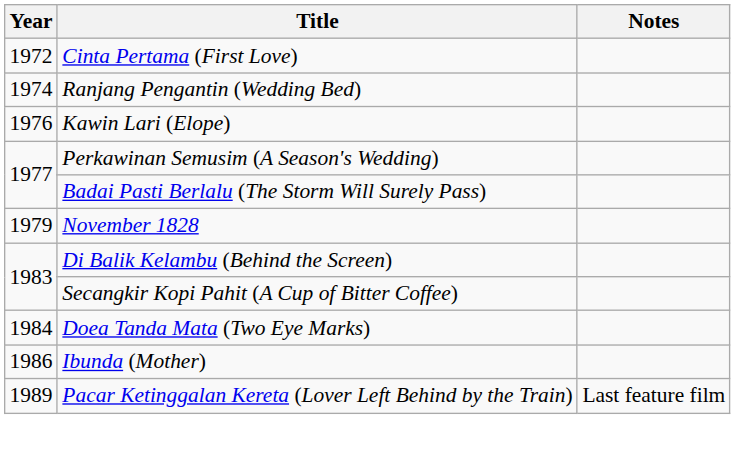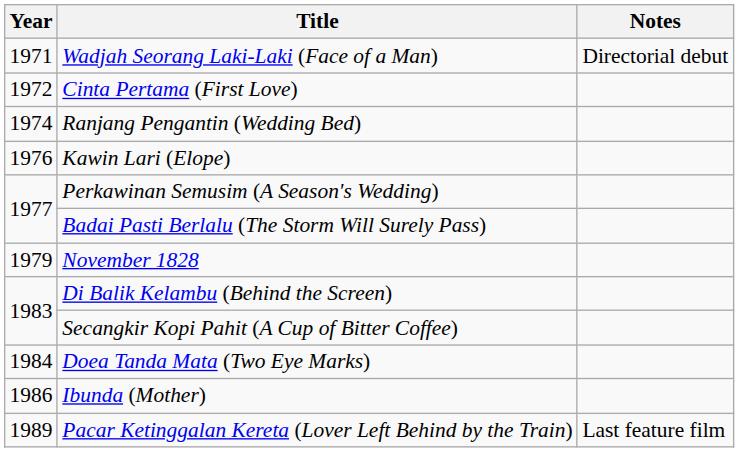+ row: (250, 55)
